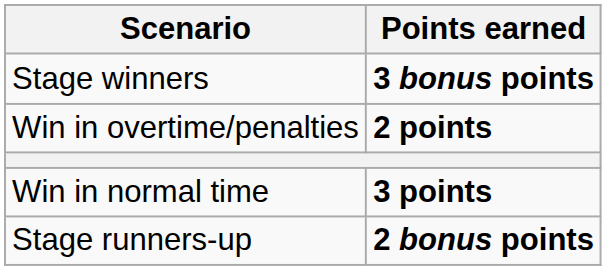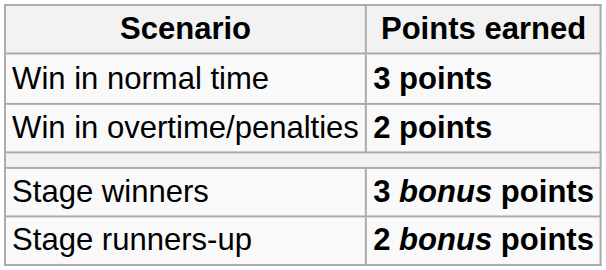rows swapped: (141, 191) <-> (110, 78)
